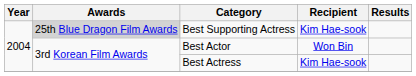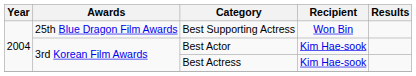(106, 29) lightgrey background -> (106, 29) no background
(333, 29) Kim Hae-sook -> (333, 29) Won Bin
(333, 46) Won Bin -> (333, 46) Kim Hae-sook
